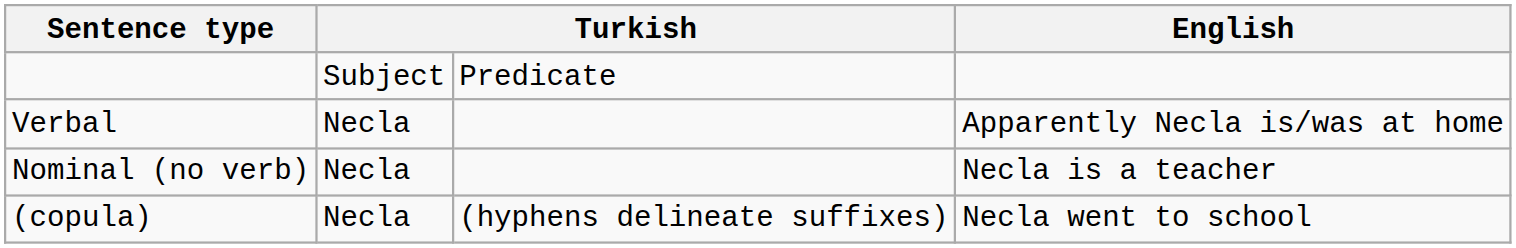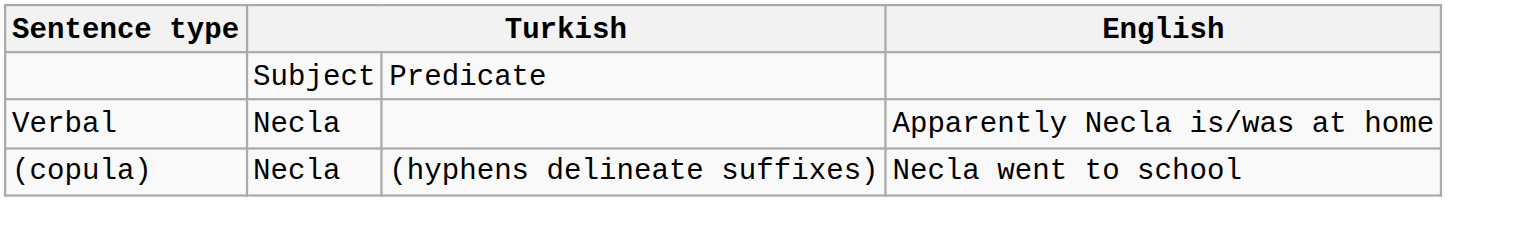- row: (161, 171)
